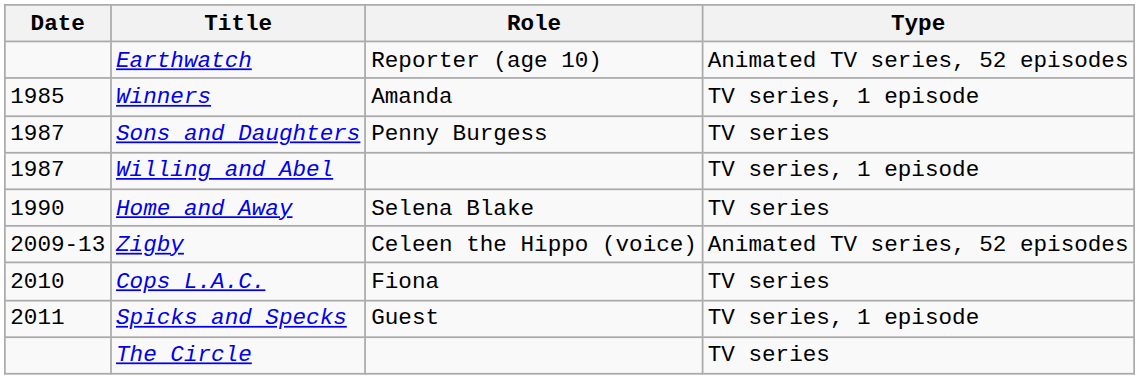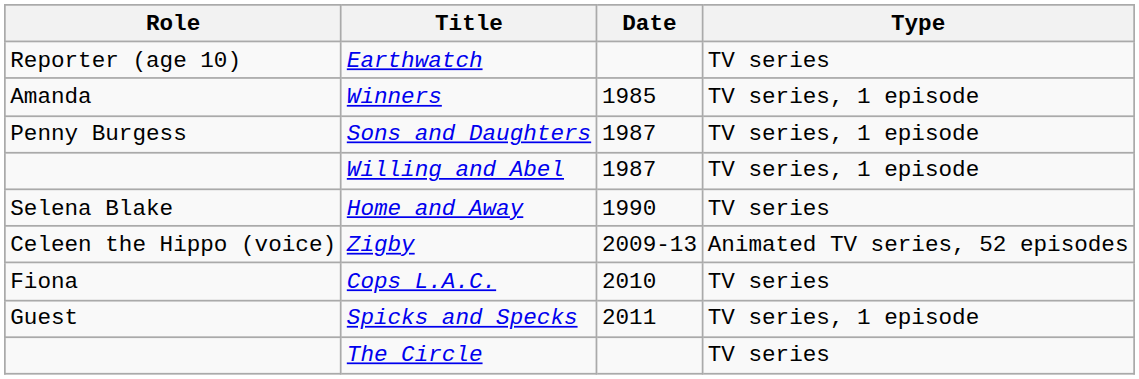columns swapped: (58, 23) <-> (534, 23)
(918, 60) Animated TV series, 52 episodes -> (769, 60) TV series
(769, 134) TV series -> (843, 134) TV series, 1 episode
